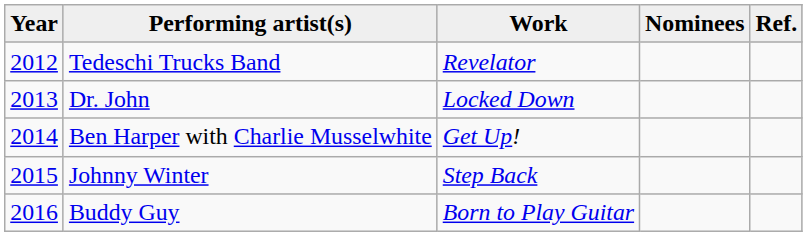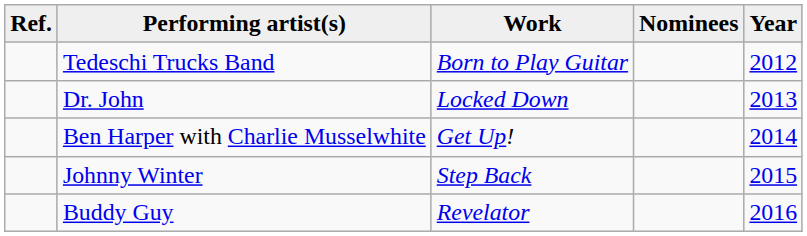columns swapped: (34, 23) <-> (776, 23)
(489, 61) Revelator -> (532, 61) Born to Play Guitar
(538, 212) Born to Play Guitar -> (483, 212) Revelator
